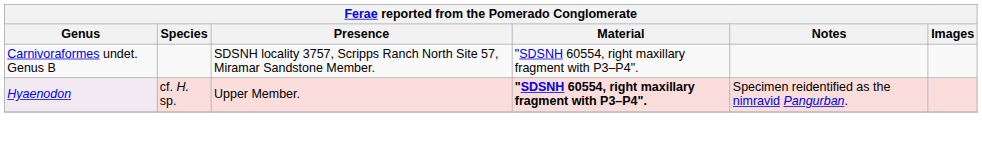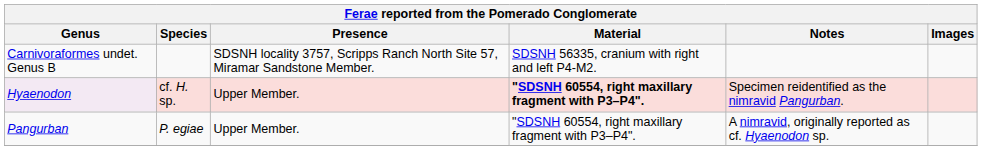(600, 61) "SDSNH 60554, right maxillary fragment with P3–P4". -> (605, 61) SDSNH 56335, cranium with right and left P4-M2.
+ row: (38, 128)
